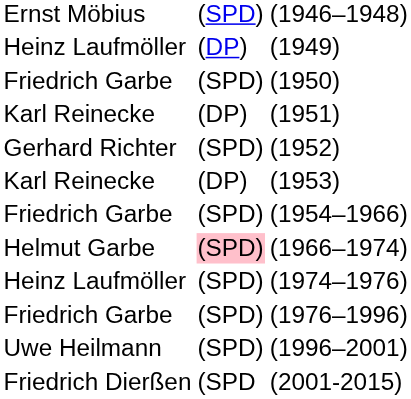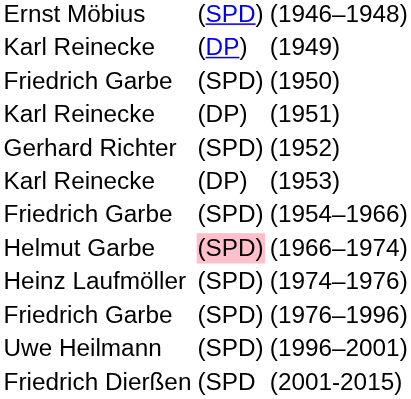(95, 47) Heinz Laufmöller -> (79, 47) Karl Reinecke
